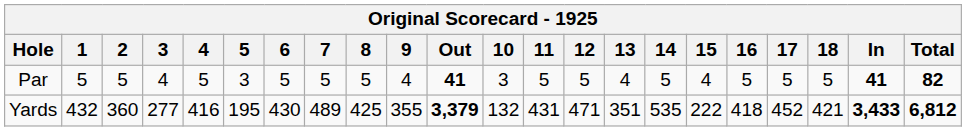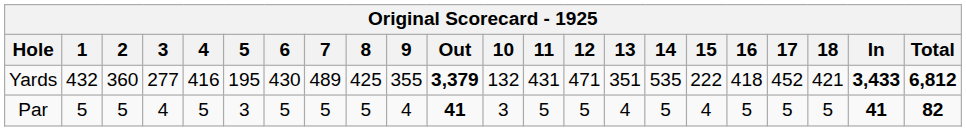rows swapped: (33, 110) <-> (33, 79)
